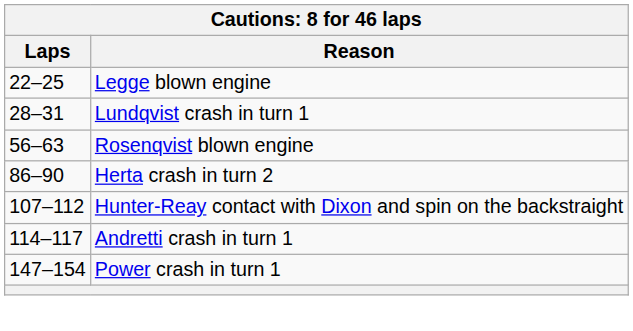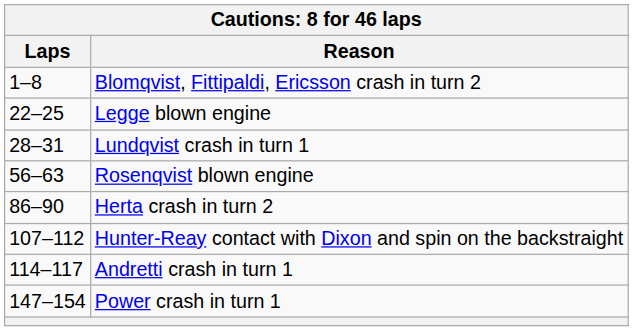+ row: (288, 82)
